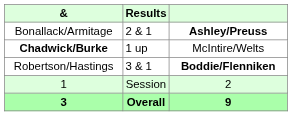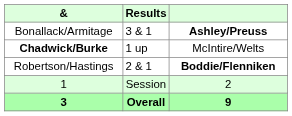(139, 31) 2 & 1 -> (139, 31) 3 & 1
(139, 66) 3 & 1 -> (139, 66) 2 & 1
